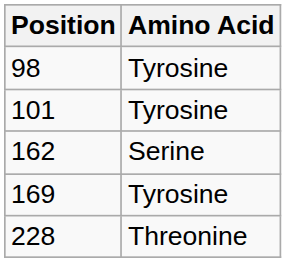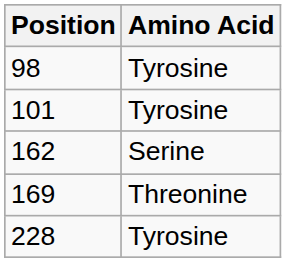(178, 194) Tyrosine -> (188, 194) Threonine
(188, 236) Threonine -> (178, 236) Tyrosine
